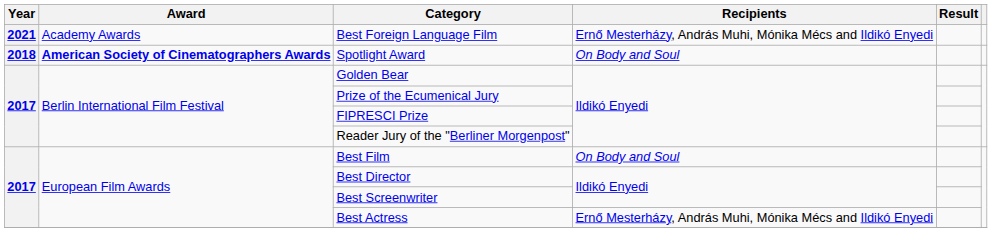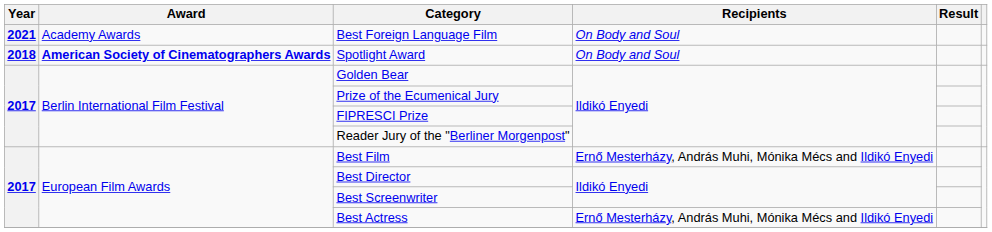(754, 34) Ernő Mesterházy, András Muhi, Mónika Mécs and Ildikó Enyedi -> (627, 34) On Body and Soul
(627, 156) On Body and Soul -> (754, 156) Ernő Mesterházy, András Muhi, Mónika Mécs and Ildikó Enyedi
